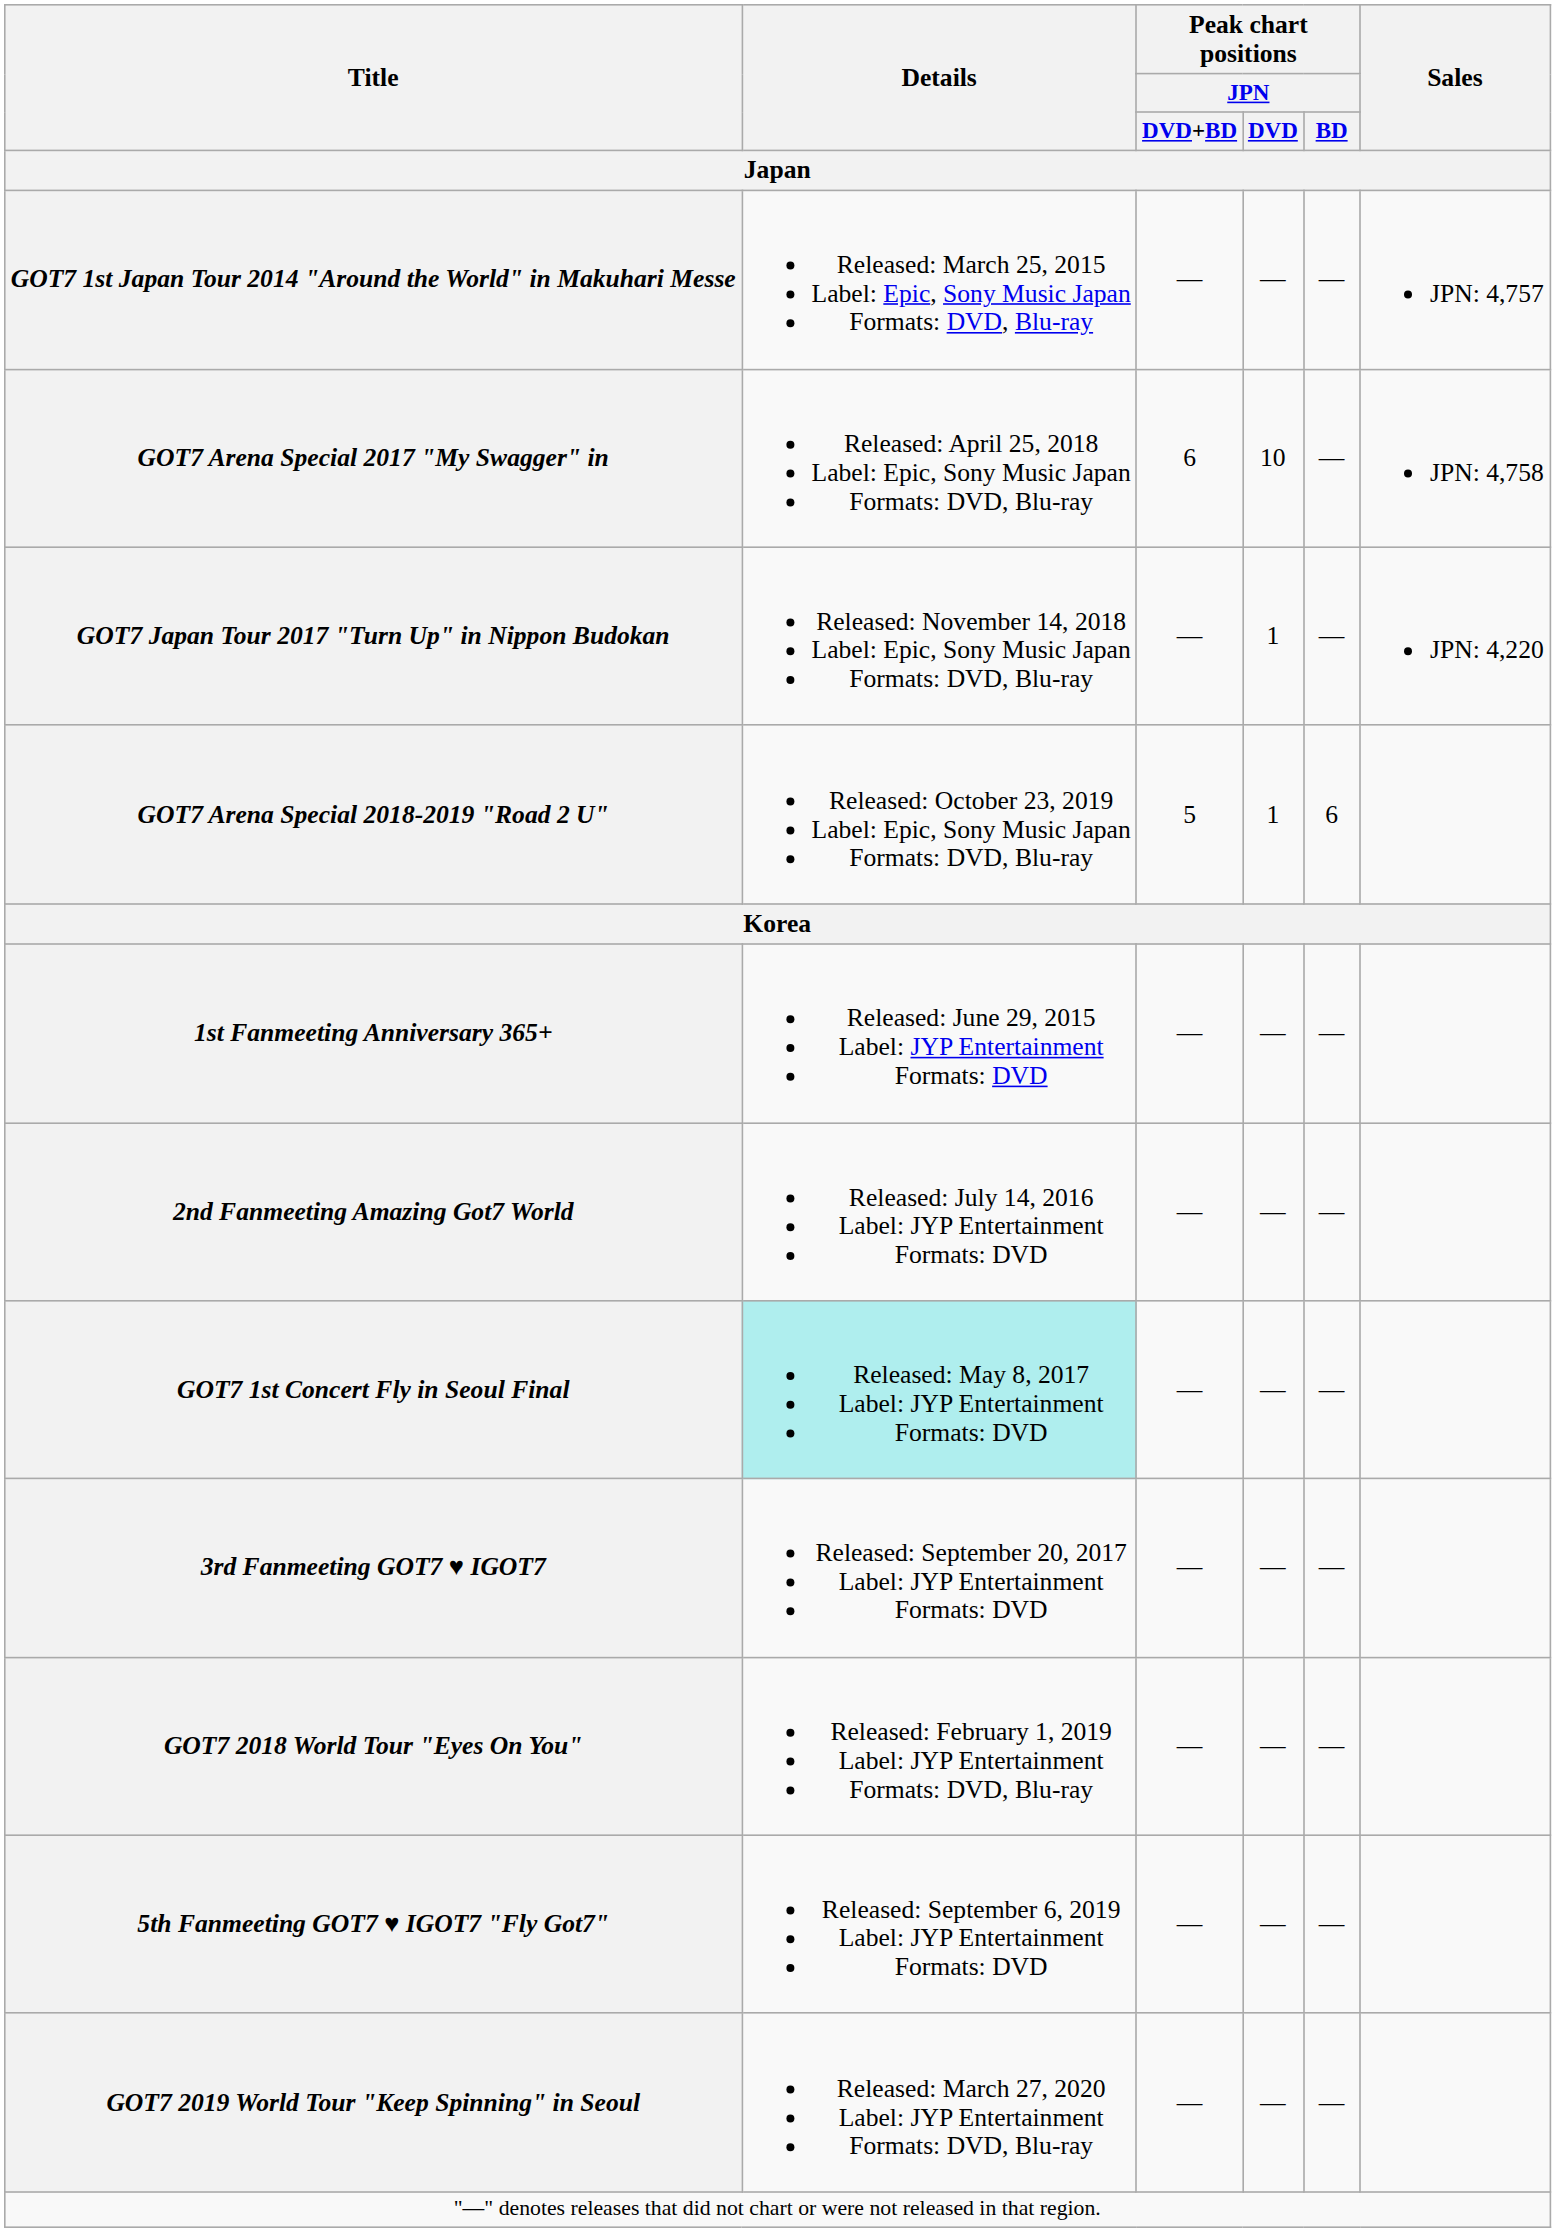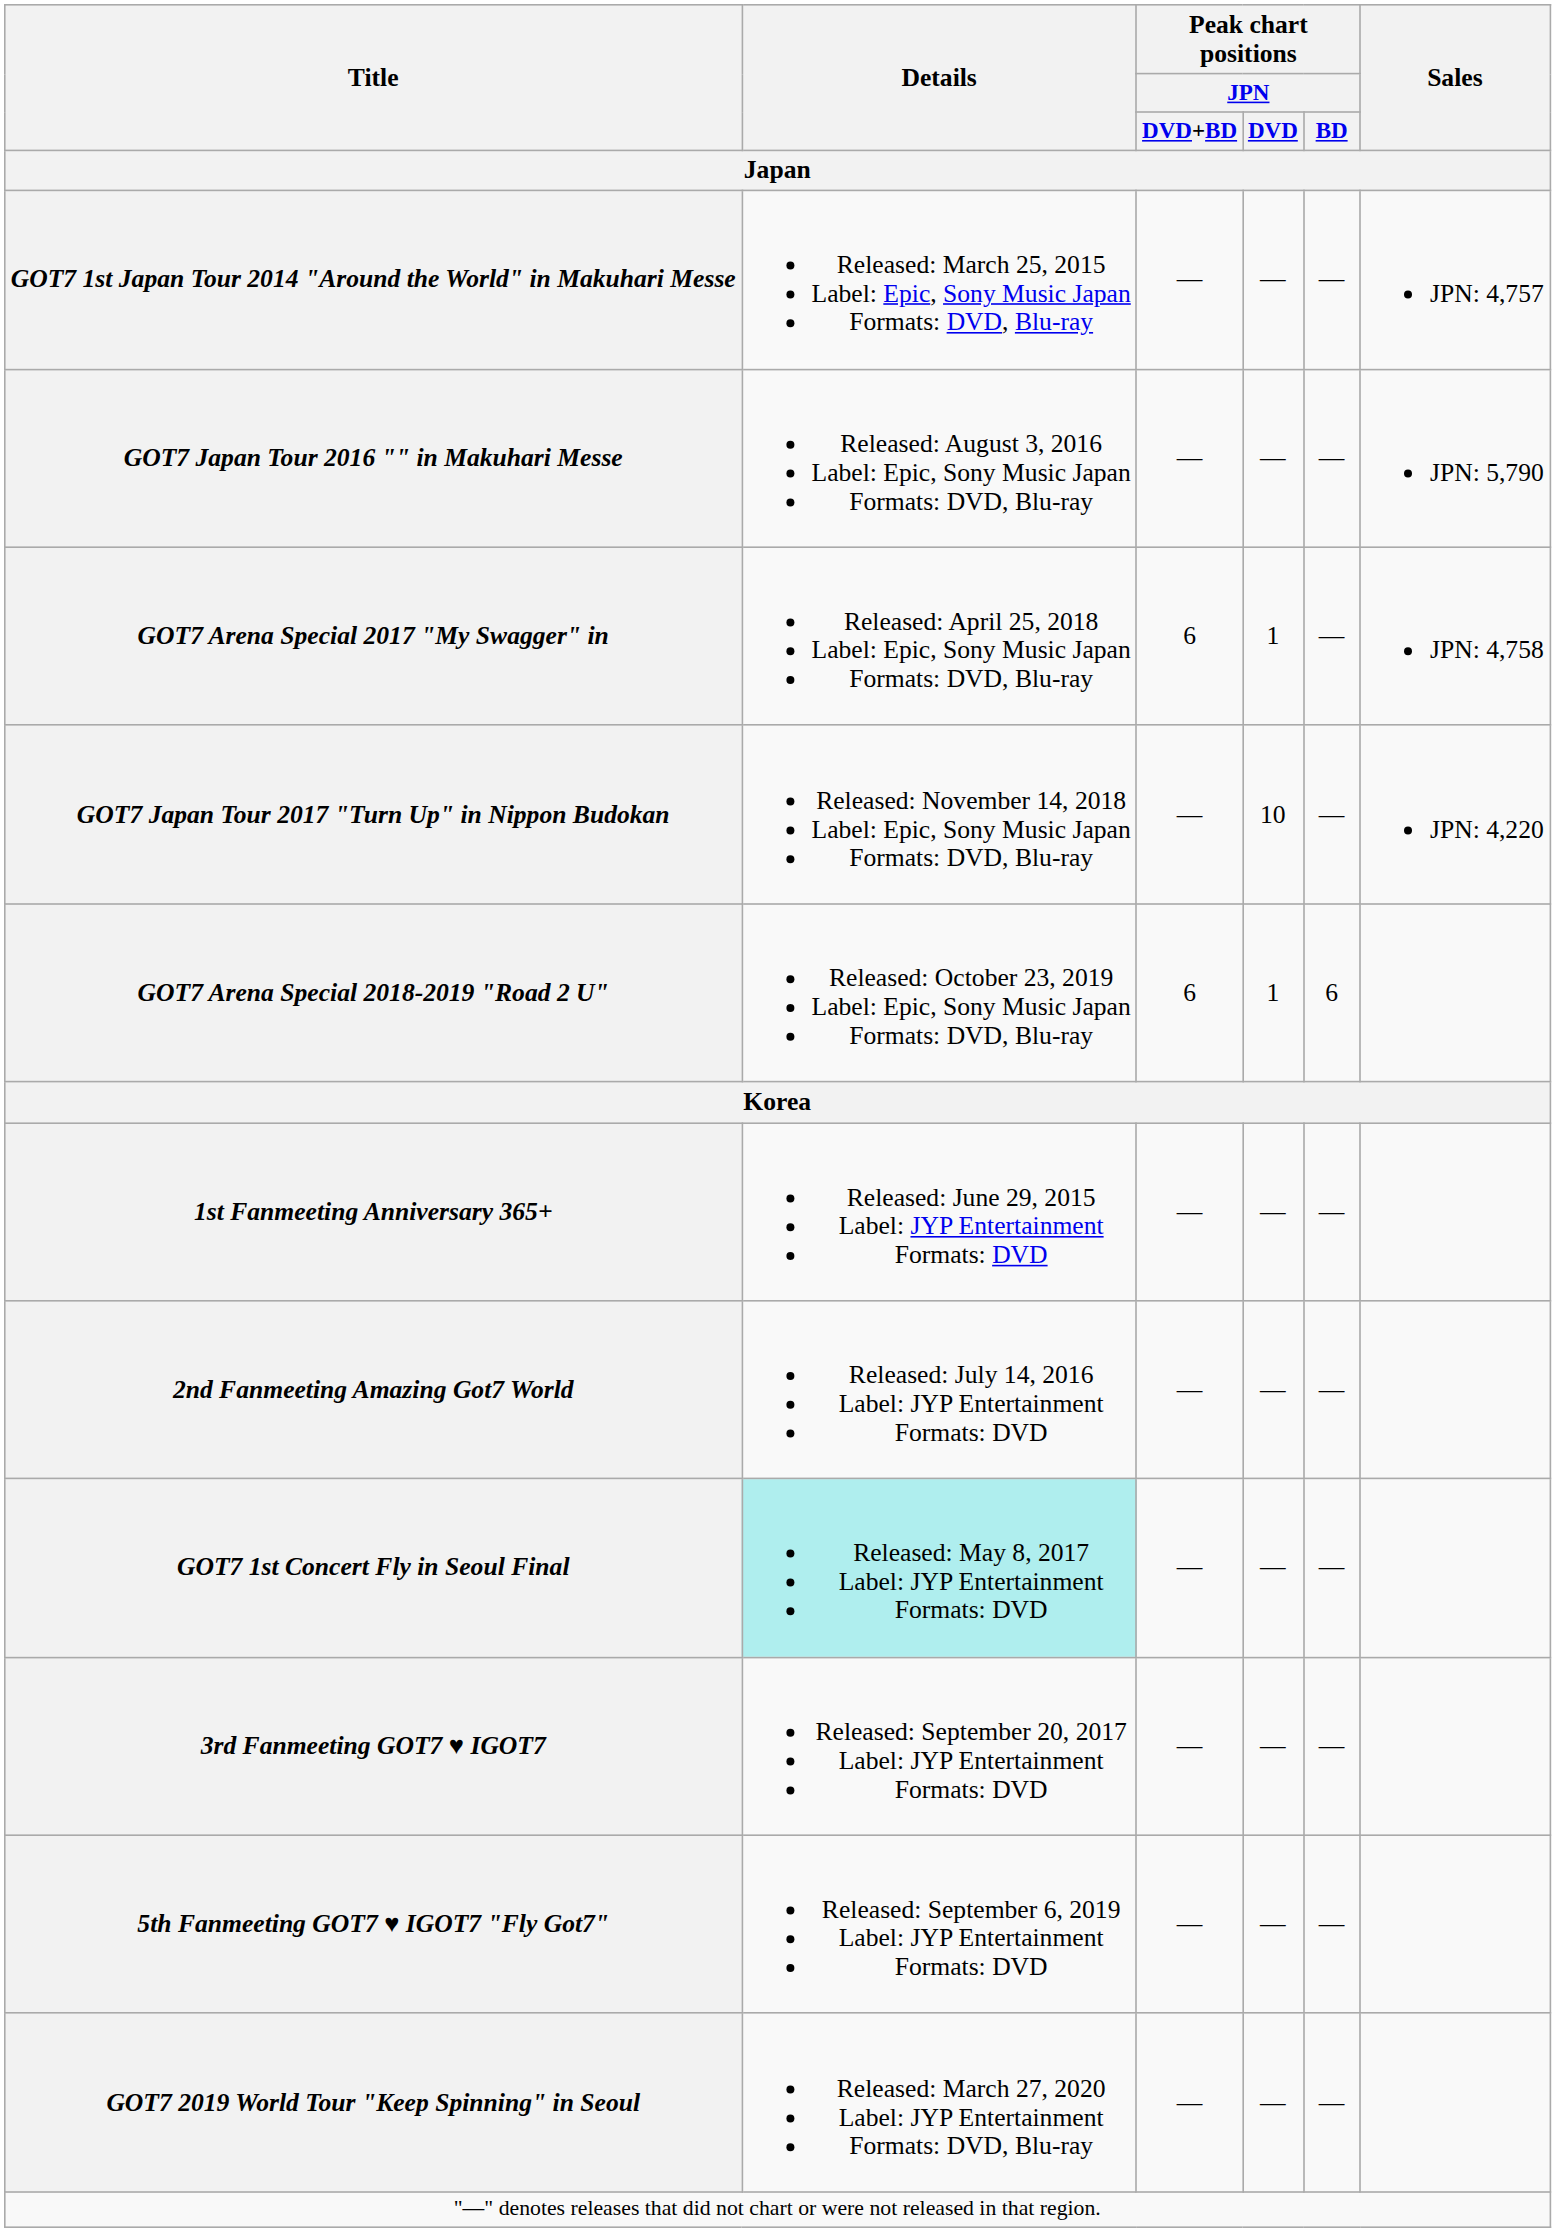+ row: (373, 457)
(1273, 457) 10 -> (1273, 636) 1
(1273, 636) 1 -> (1273, 814) 10
(1190, 814) 5 -> (1190, 992) 6
- row: (373, 1745)
